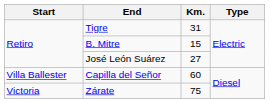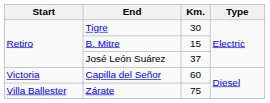(196, 28) 31 -> (196, 28) 30
(196, 59) 27 -> (196, 59) 37
(37, 75) Villa Ballester -> (23, 75) Victoria
(23, 91) Victoria -> (37, 91) Villa Ballester
